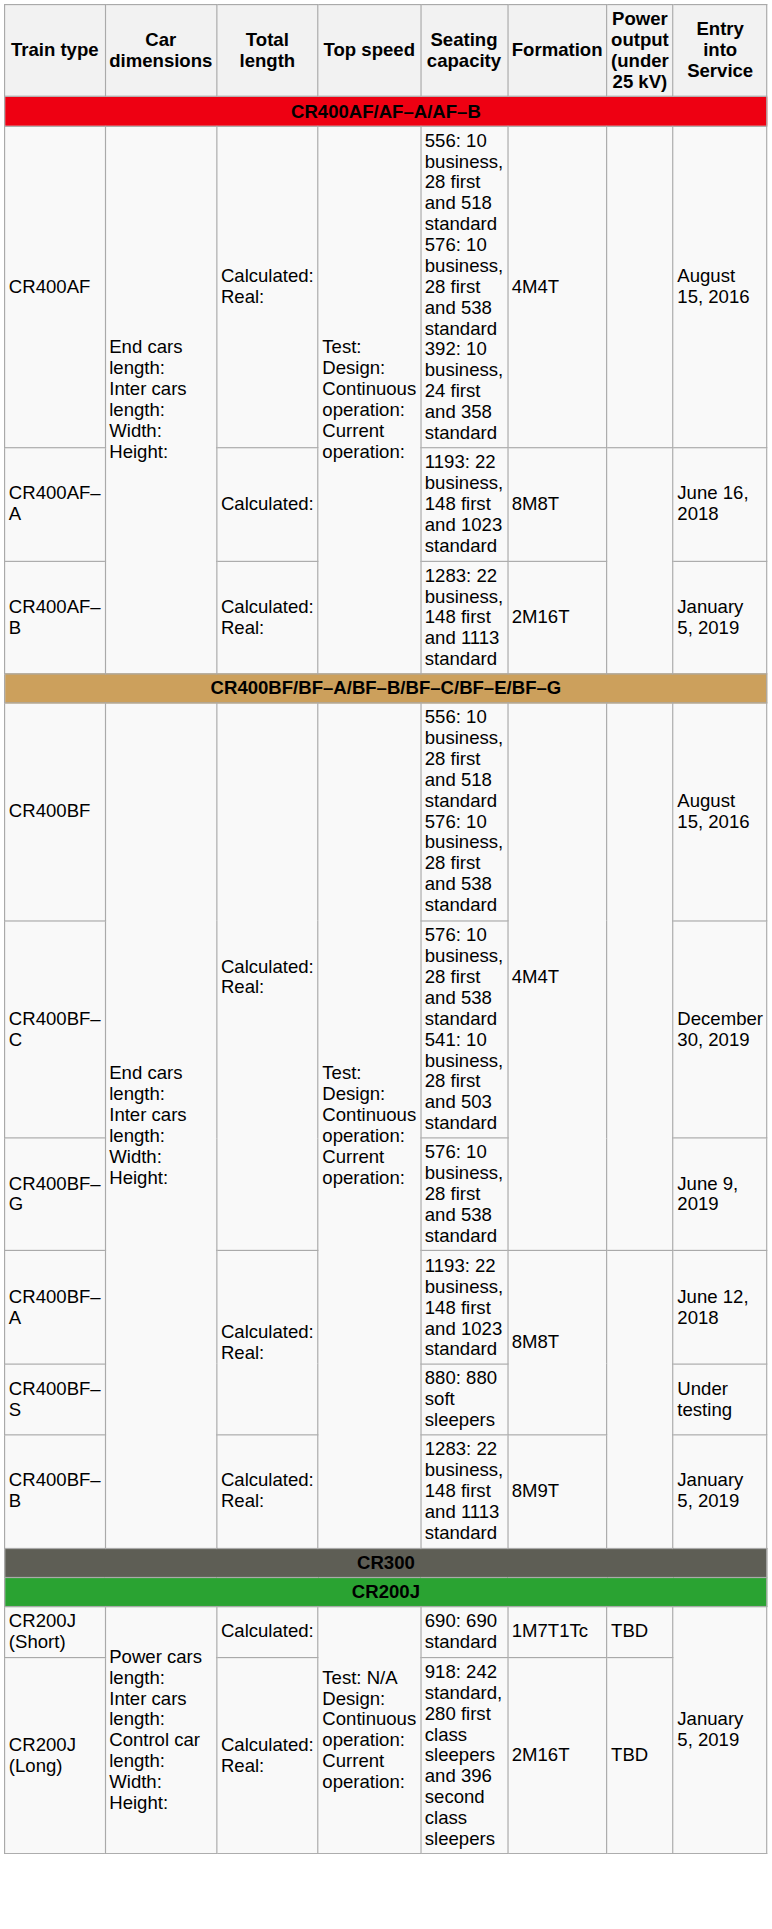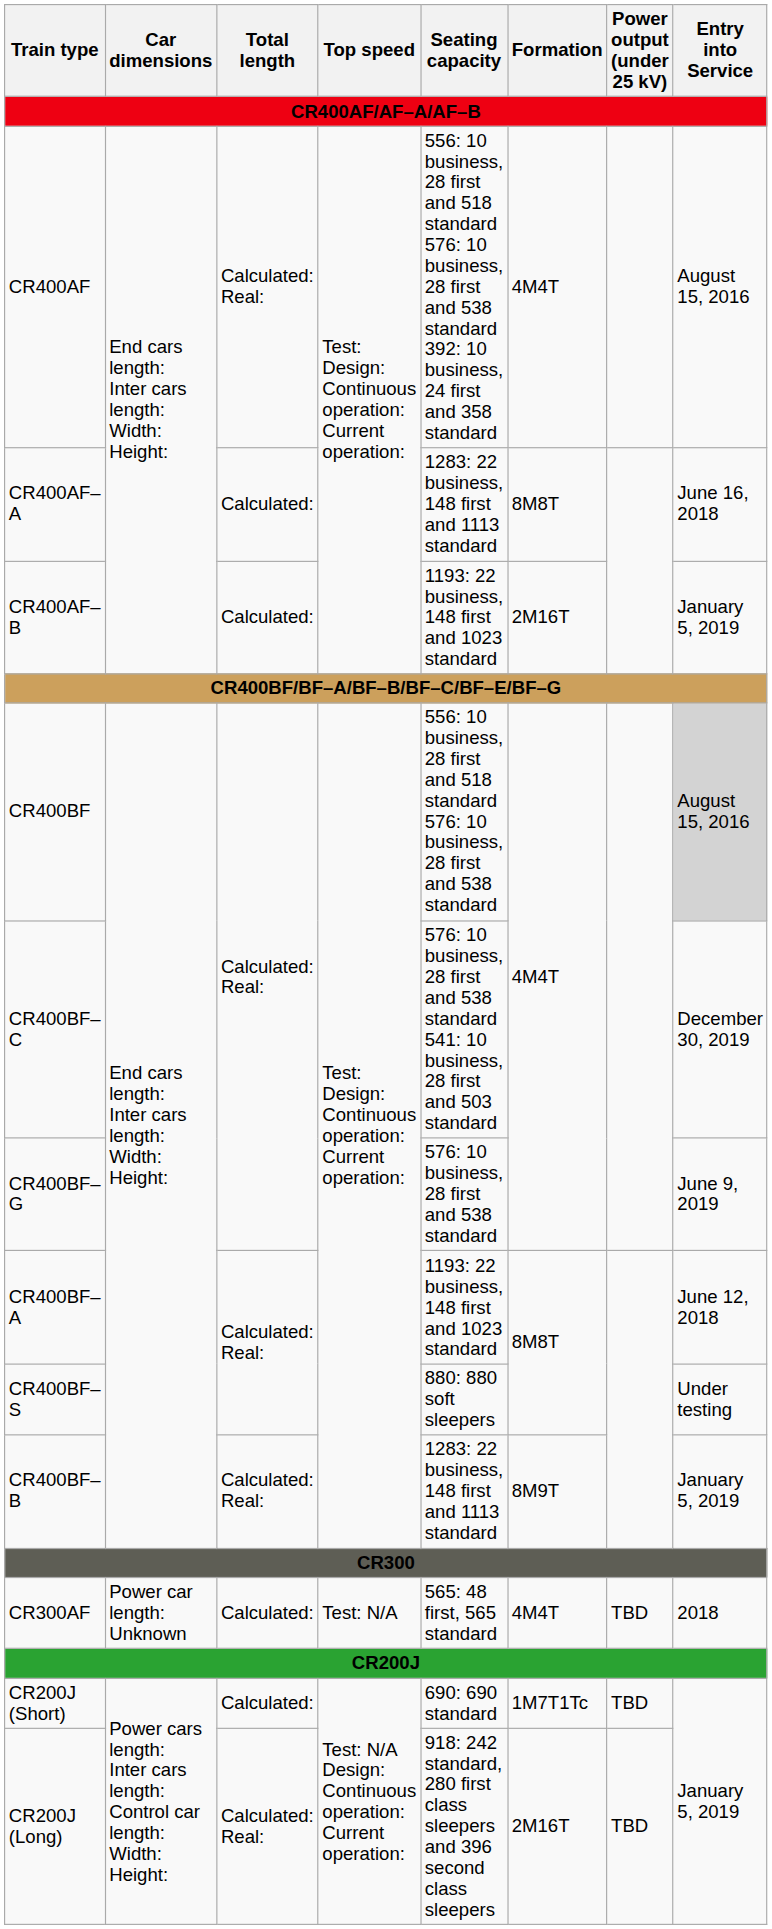(464, 504) 1193: 22 business, 148 first and 1023 standard -> (464, 504) 1283: 22 business, 148 first and 1113 standard
(267, 617) Calculated: Real: -> (267, 617) Calculated:
(464, 617) 1283: 22 business, 148 first and 1113 standard -> (464, 617) 1193: 22 business, 148 first and 1023 standard
(713, 811) no background -> (713, 811) lightgrey background
+ row: (50, 1612)
